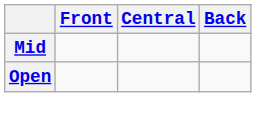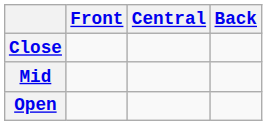+ row: (35, 48)
